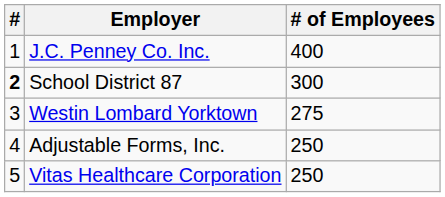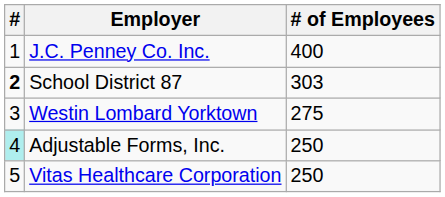(307, 82) 300 -> (307, 82) 303
(15, 144) no background -> (15, 144) paleturquoise background
